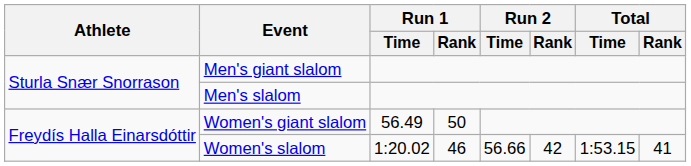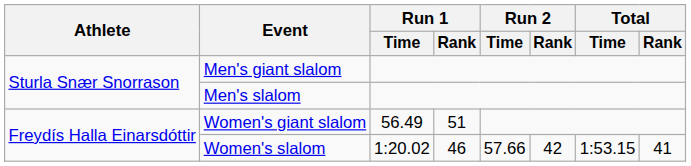(457, 122) 50 -> (457, 122) 51
(505, 149) 56.66 -> (505, 149) 57.66
